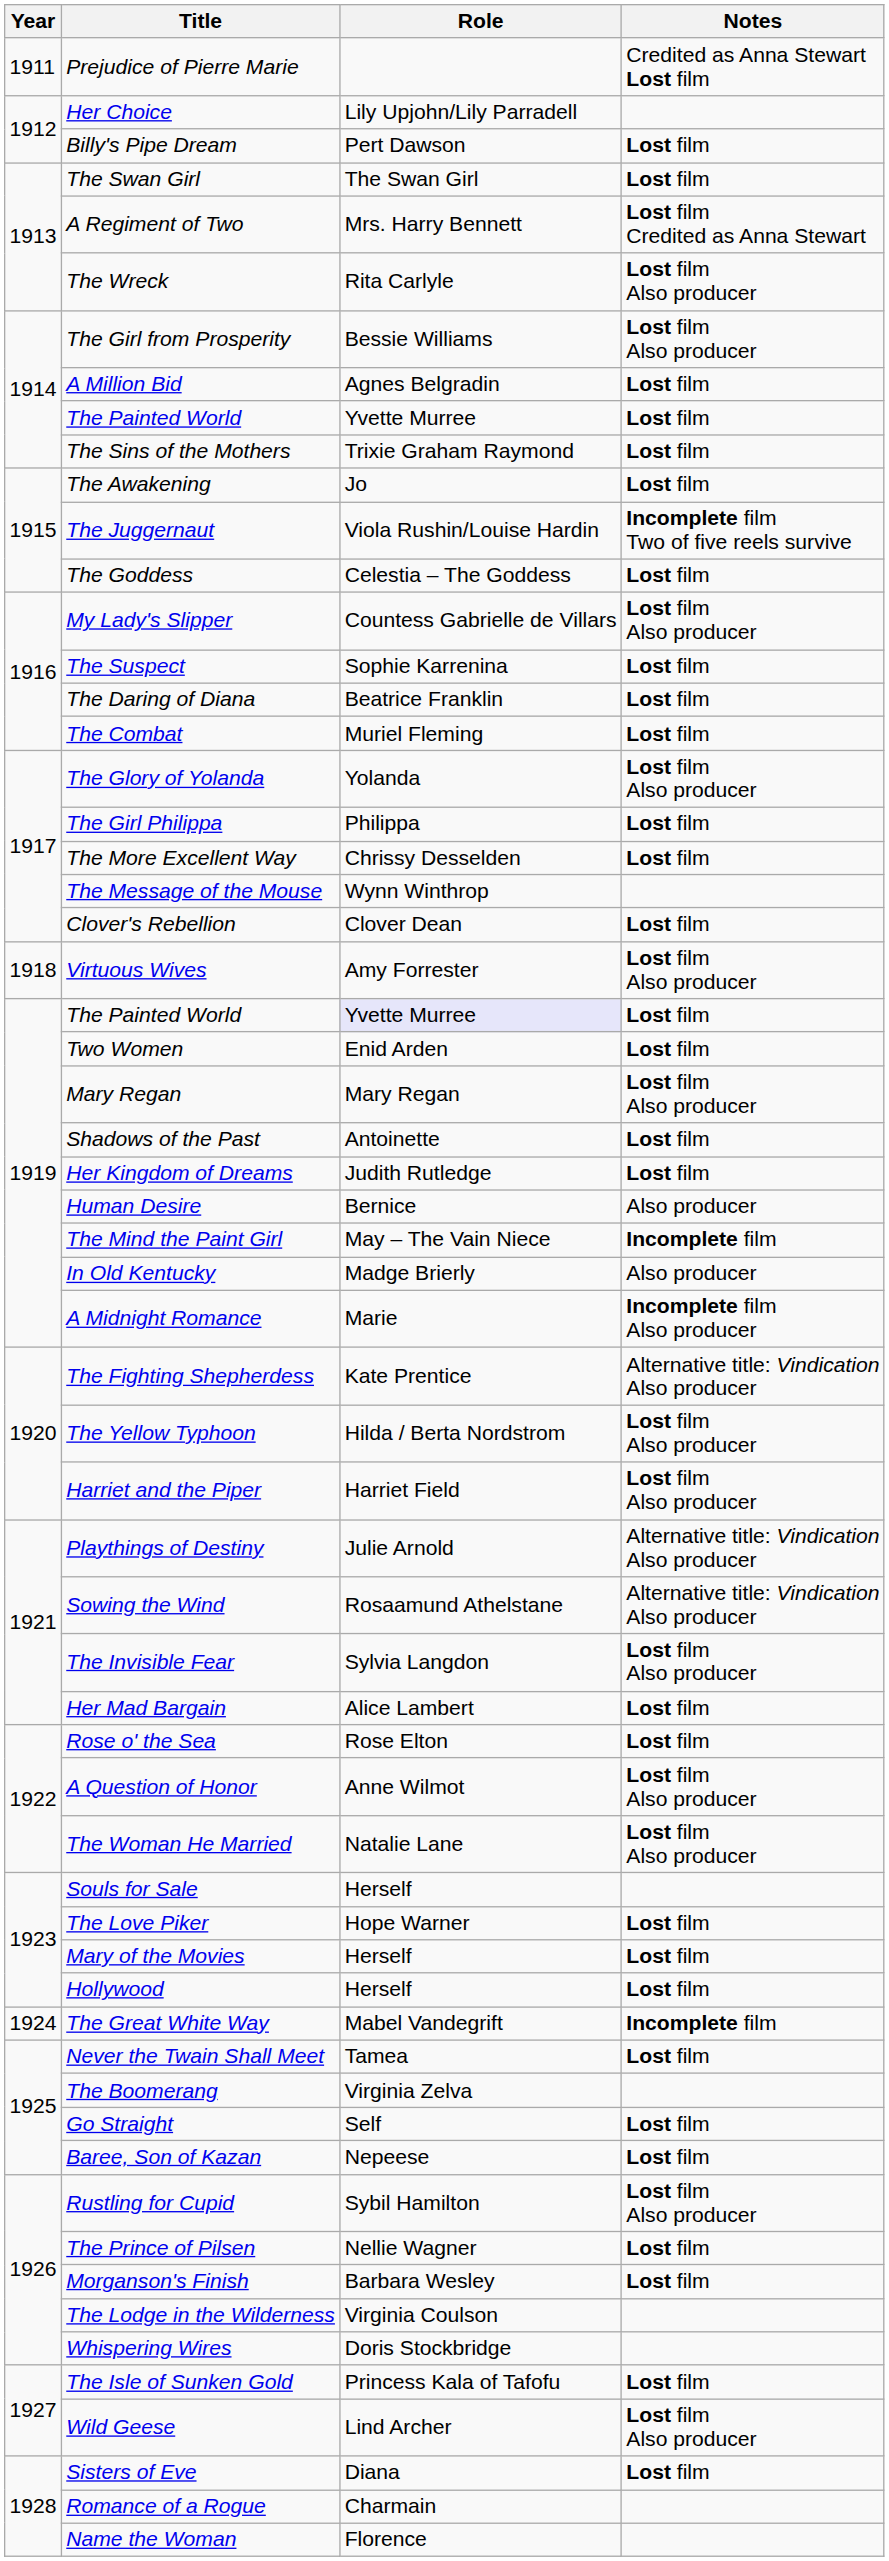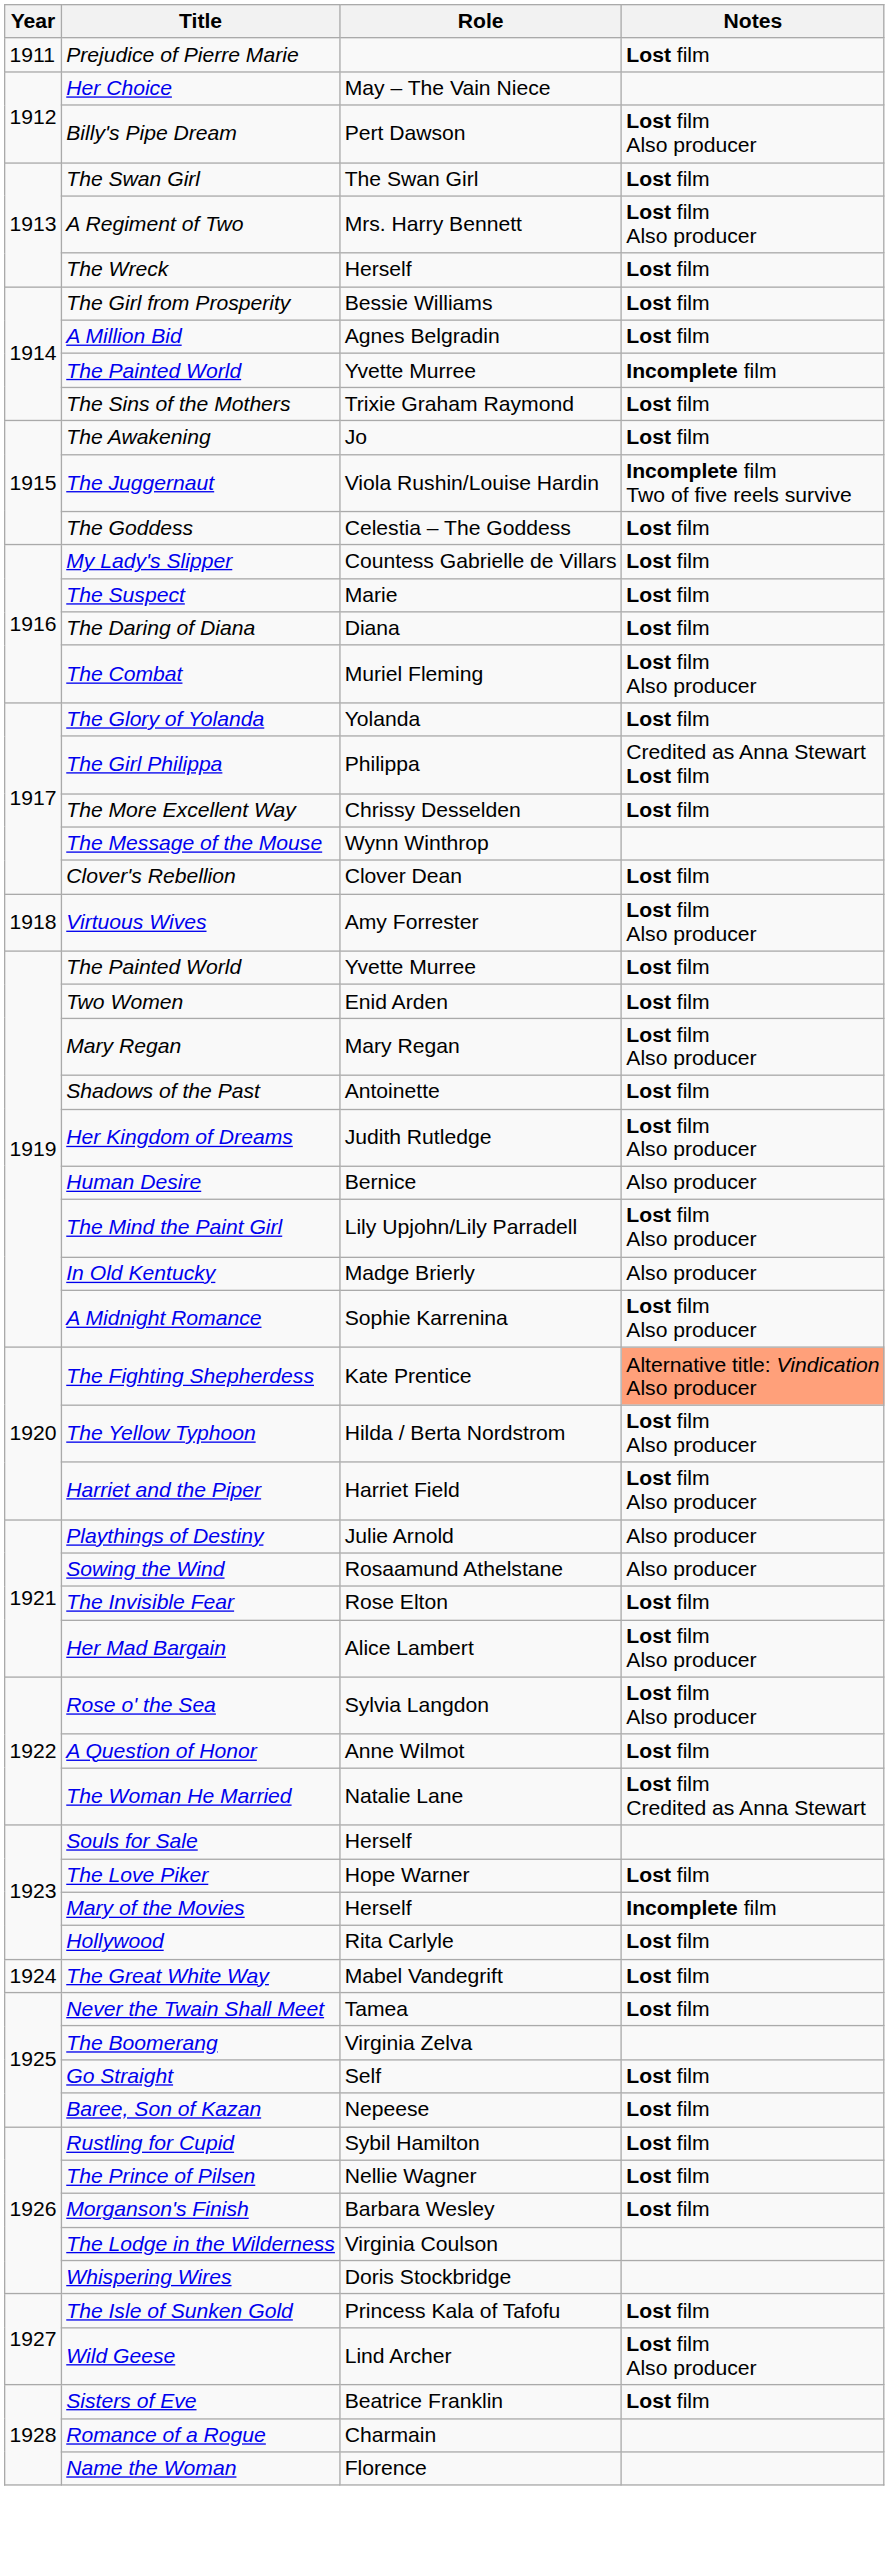(746, 66) Credited as Anna Stewart Lost film -> (668, 54) Lost film
(461, 111) Lily Upjohn/Lily Parradell -> (448, 88) May – The Vain Niece
(668, 145) Lost film -> (691, 133) Lost film Also producer
(746, 224) Lost film Credited as Anna Stewart -> (691, 224) Lost film Also producer
(399, 281) Rita Carlyle -> (378, 269) Herself
(691, 281) Lost film Also producer -> (668, 269) Lost film
(691, 338) Lost film Also producer -> (668, 303) Lost film
(668, 417) Lost film -> (701, 370) Incomplete film
(691, 620) Lost film Also producer -> (668, 561) Lost film
(426, 666) Sophie Karrenina -> (371, 594) Marie
(424, 699) Beatrice Franklin -> (372, 628) Diana
(668, 733) Lost film -> (691, 673) Lost film Also producer
(691, 778) Lost film Also producer -> (668, 719) Lost film
(668, 823) Lost film -> (746, 764) Credited as Anna Stewart Lost film
(410, 1015) lavender background -> (410, 967) no background
(668, 1172) Lost film -> (691, 1137) Lost film Also producer
(448, 1239) May – The Vain Niece -> (461, 1228) Lily Upjohn/Lily Parradell
(701, 1239) Incomplete film -> (691, 1228) Lost film Also producer
(371, 1318) Marie -> (426, 1318) Sophie Karrenina
(701, 1318) Incomplete film Also producer -> (691, 1318) Lost film Also producer
(753, 1376) no background -> (753, 1376) lightsalmon background
(753, 1547) Alternative title: Vindication Also producer -> (691, 1535) Also producer
(753, 1605) Alternative title: Vindication Also producer -> (691, 1569) Also producer
(417, 1662) Sylvia Langdon -> (396, 1602) Rose Elton
(691, 1662) Lost film Also producer -> (668, 1602) Lost film
(668, 1707) Lost film -> (691, 1648) Lost film Also producer
(396, 1741) Rose Elton -> (417, 1705) Sylvia Langdon
(668, 1741) Lost film -> (691, 1705) Lost film Also producer
(691, 1786) Lost film Also producer -> (668, 1750) Lost film
(691, 1843) Lost film Also producer -> (746, 1796) Lost film Credited as Anna Stewart
(668, 1956) Lost film -> (701, 1908) Incomplete film
(378, 1989) Herself -> (399, 1942) Rita Carlyle
(701, 2023) Incomplete film -> (668, 1975) Lost film
(691, 2202) Lost film Also producer -> (668, 2143) Lost film
(372, 2472) Diana -> (424, 2401) Beatrice Franklin
